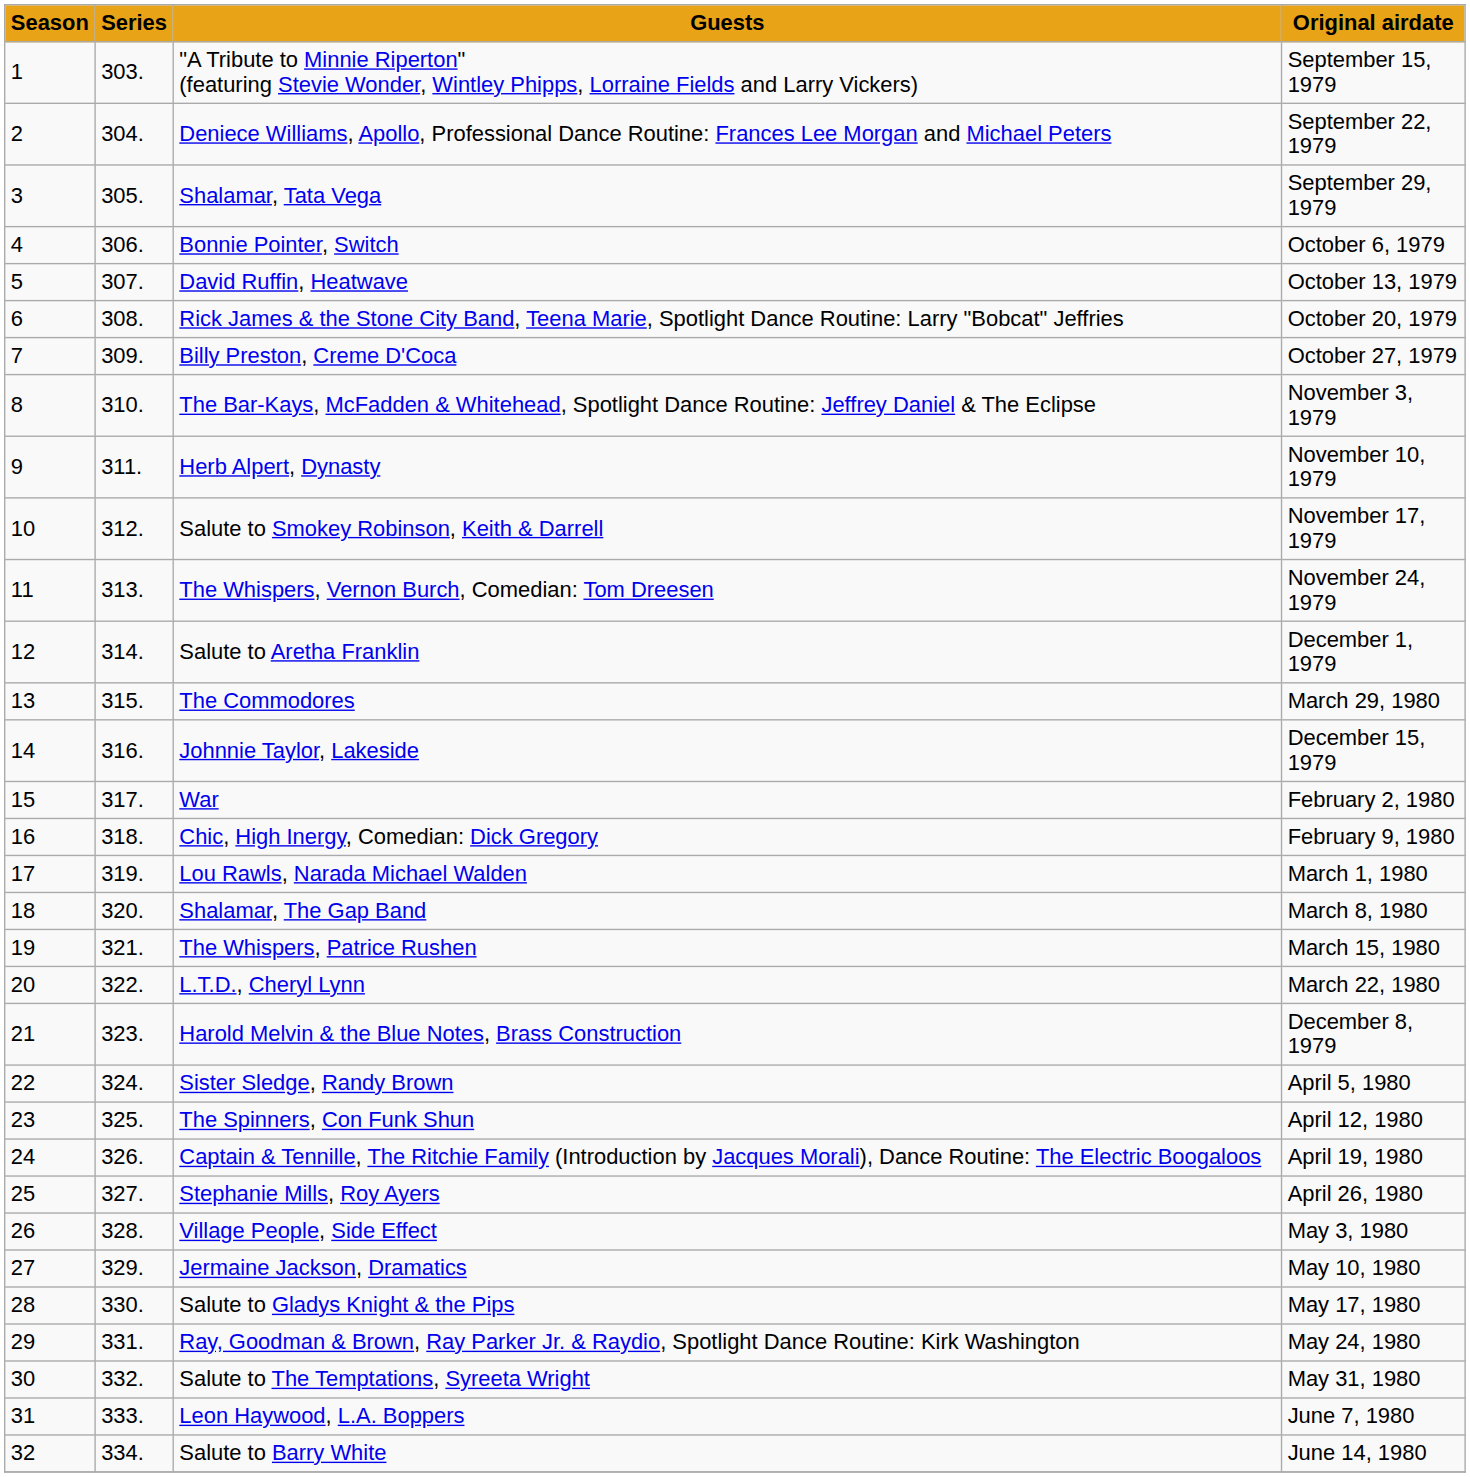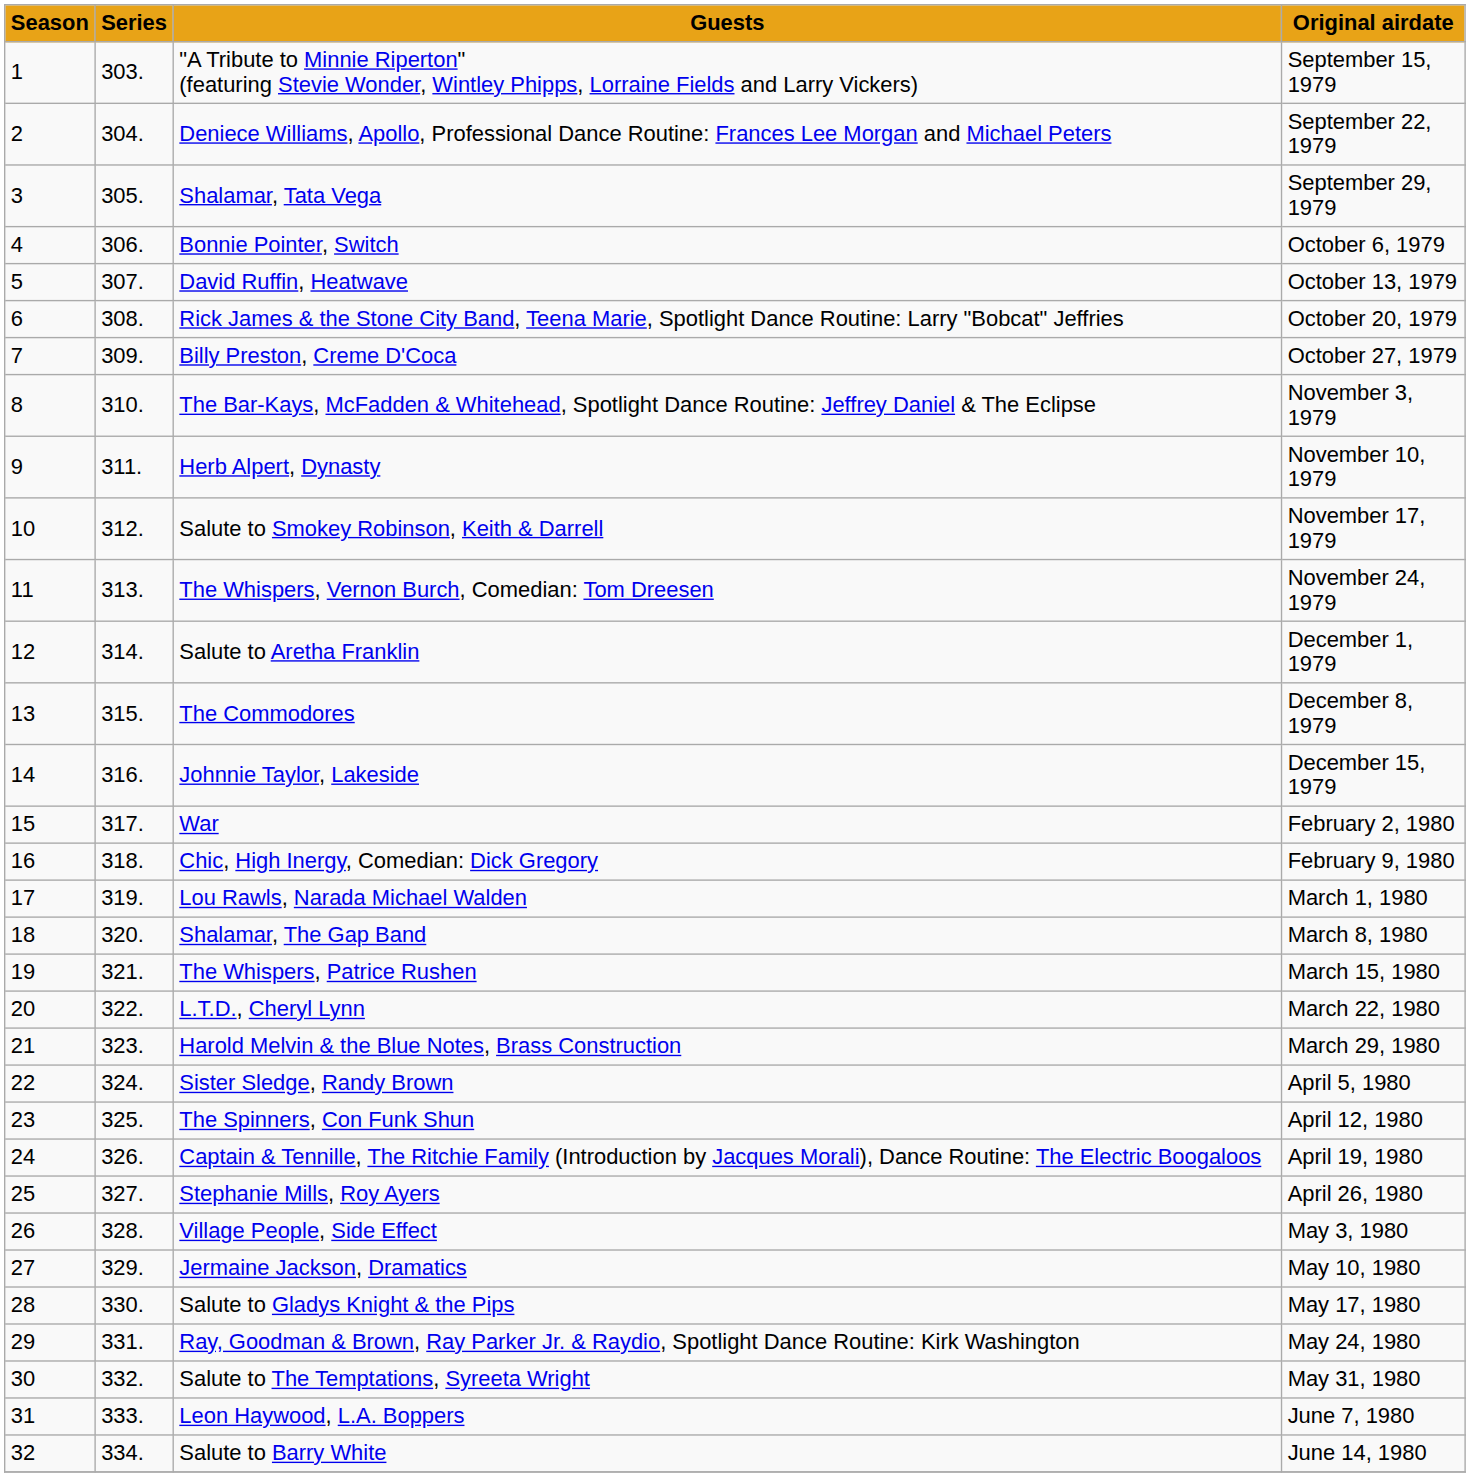(1364, 701) March 29, 1980 -> (1350, 713) December 8, 1979
(1350, 1034) December 8, 1979 -> (1364, 1046) March 29, 1980
